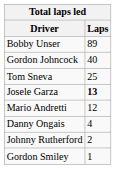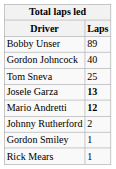(92, 108) normal -> (92, 108) bold
- row: (36, 124)
+ row: (30, 156)
